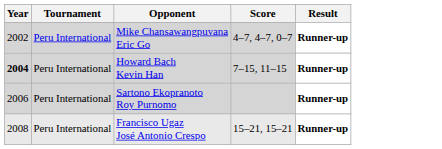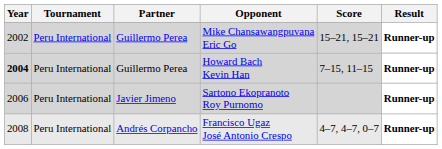+ column: (157, 13)
(263, 37) 4–7, 4–7, 0–7 -> (349, 37) 15–21, 15–21
(263, 129) 15–21, 15–21 -> (349, 129) 4–7, 4–7, 0–7
